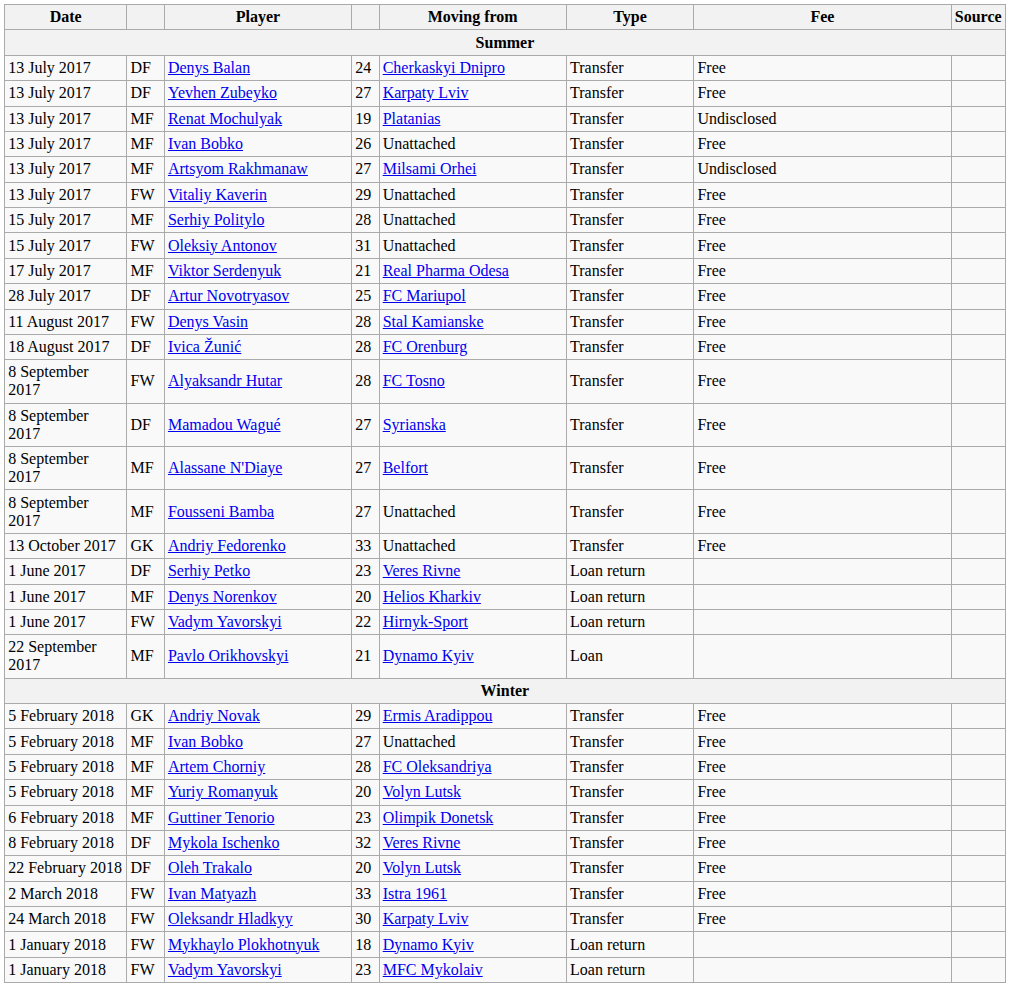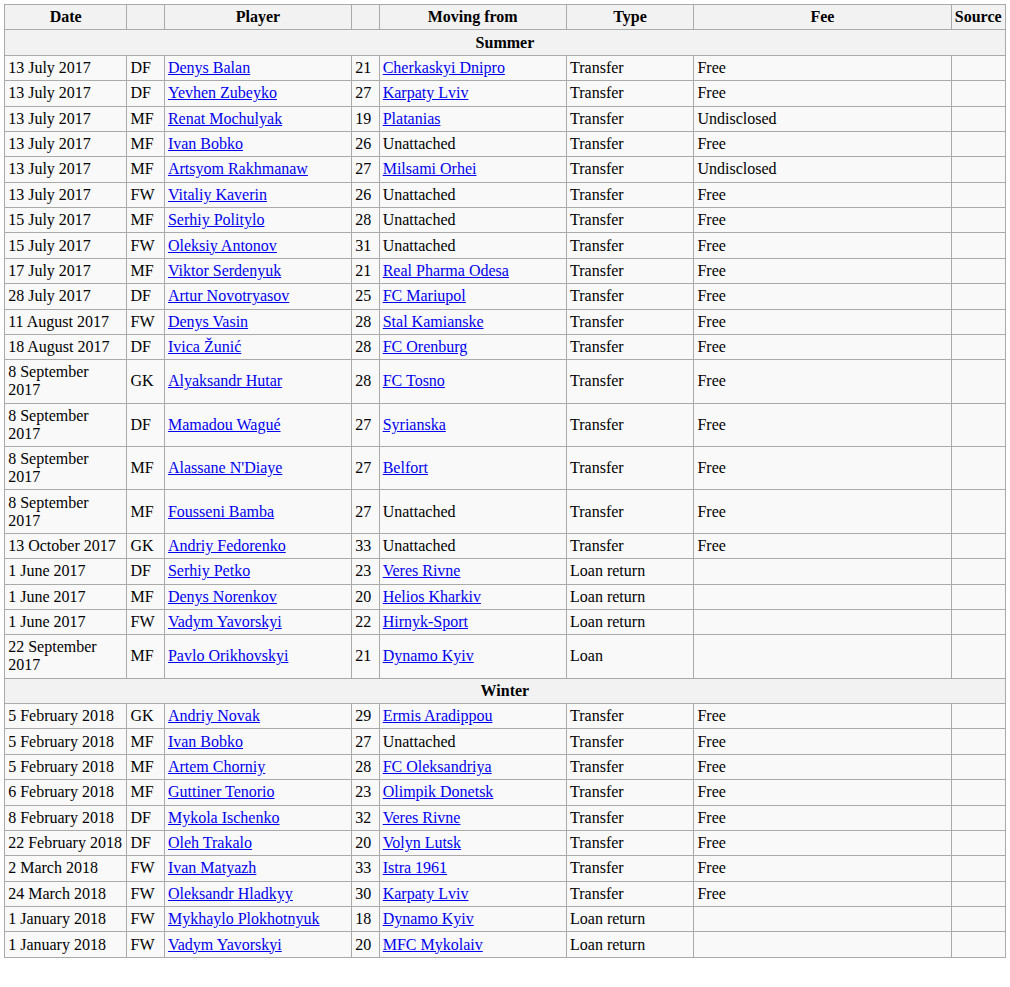(363, 67) 24 -> (363, 67) 21
(363, 194) 29 -> (363, 194) 26
(143, 381) FW -> (142, 381) GK
- row: (61, 792)
(363, 969) 23 -> (363, 944) 20
